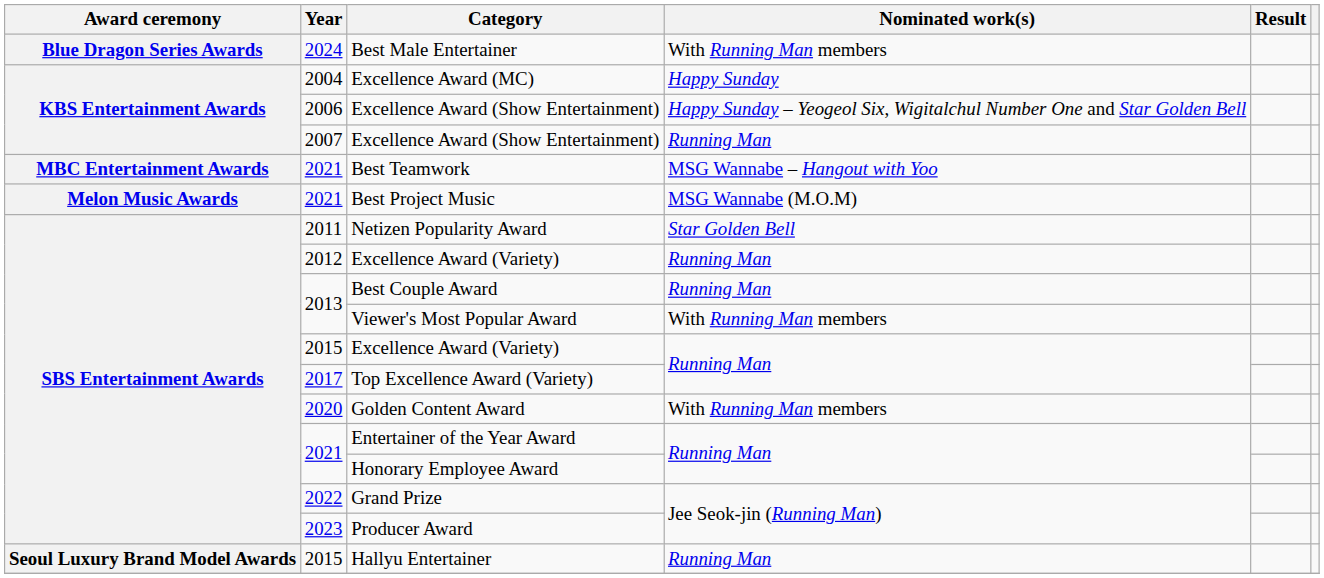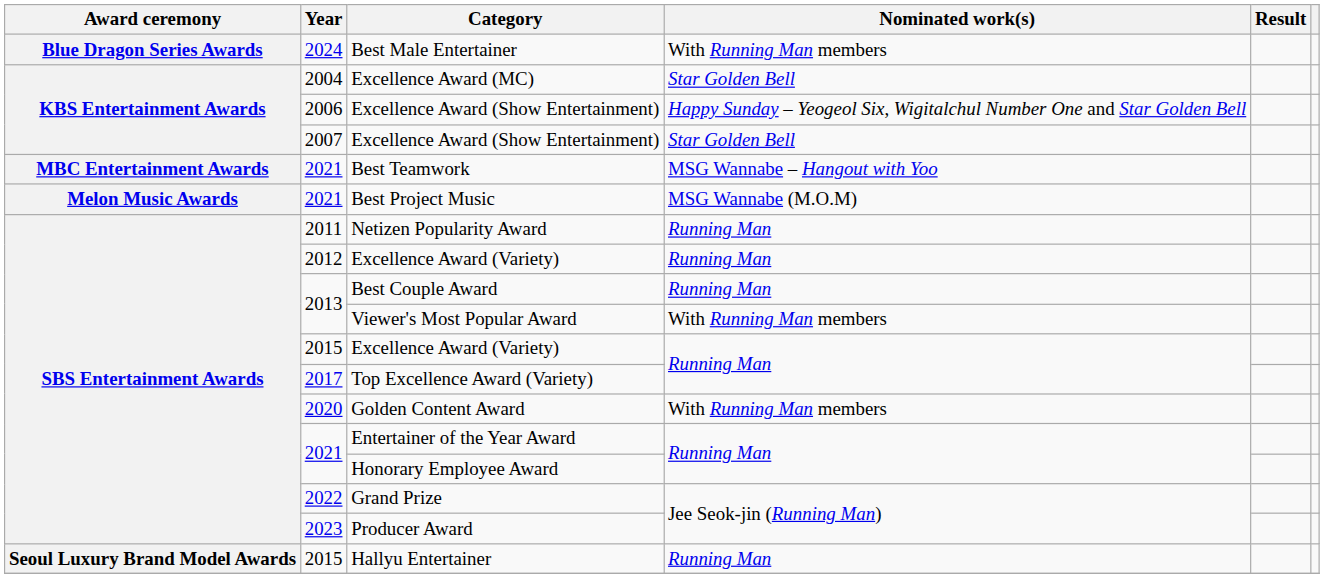(723, 79) Happy Sunday -> (731, 79) Star Golden Bell
(720, 139) Running Man -> (731, 139) Star Golden Bell
(731, 229) Star Golden Bell -> (720, 229) Running Man
